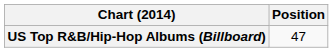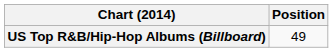(299, 36) 47 -> (299, 36) 49
